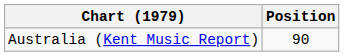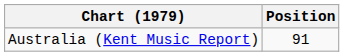(301, 40) 90 -> (301, 40) 91
